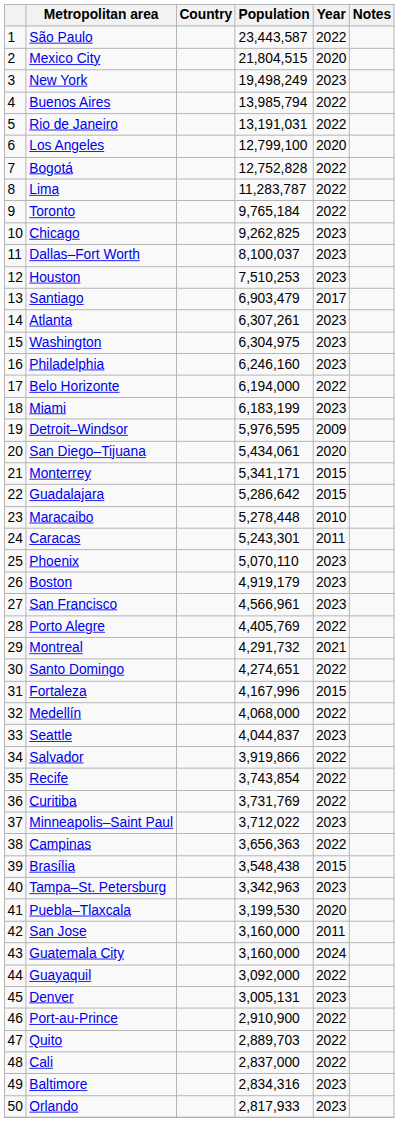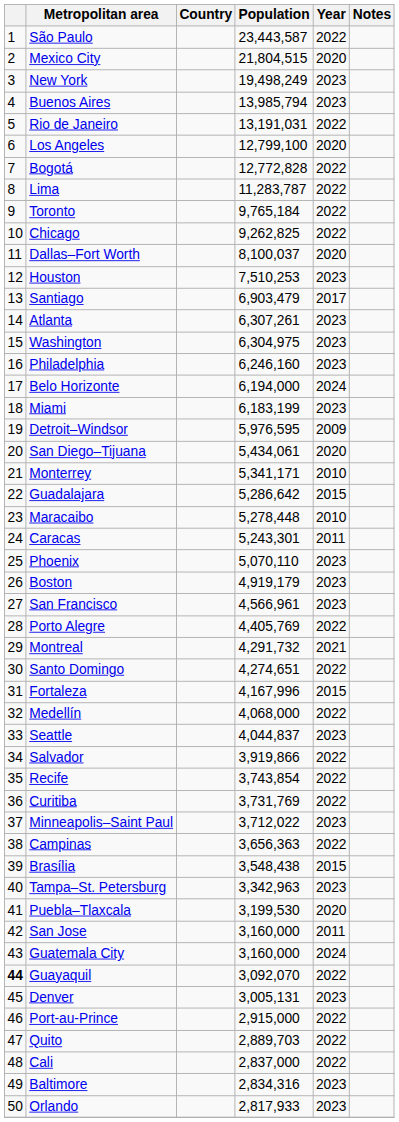(331, 102) 2022 -> (331, 102) 2023
(273, 168) 12,752,828 -> (273, 168) 12,772,828
(331, 233) 2023 -> (331, 233) 2022
(331, 255) 2023 -> (331, 255) 2020
(331, 386) 2022 -> (331, 386) 2024
(331, 473) 2015 -> (331, 473) 2010
(15, 975) normal -> (15, 975) bold
(269, 975) 3,092,000 -> (269, 975) 3,092,070
(269, 1019) 2,910,900 -> (269, 1019) 2,915,000
